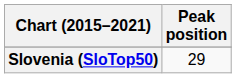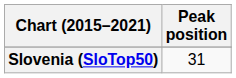(196, 60) 29 -> (196, 60) 31
